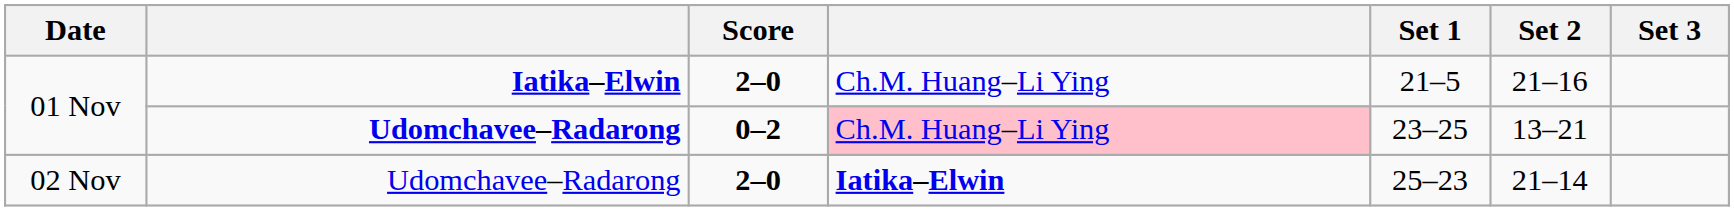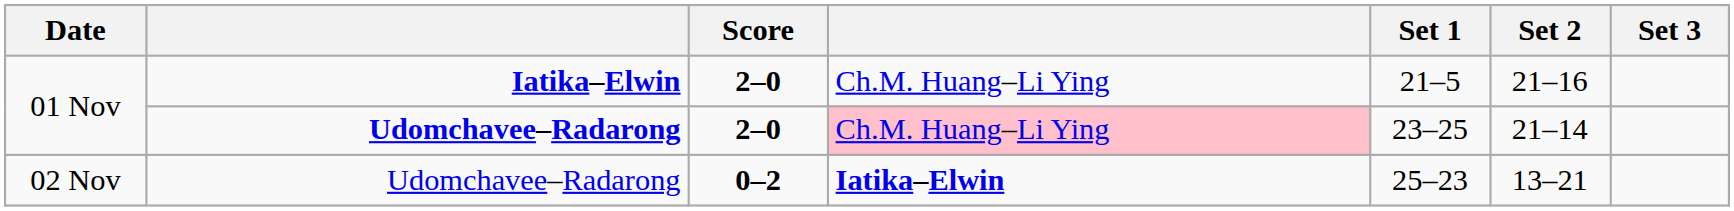(758, 130) 0–2 -> (758, 130) 2–0
(1550, 130) 13–21 -> (1550, 130) 21–14
(758, 180) 2–0 -> (758, 180) 0–2
(1550, 180) 21–14 -> (1550, 180) 13–21
